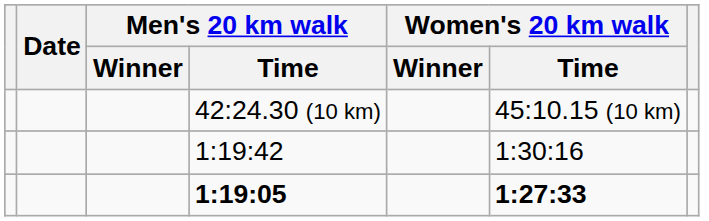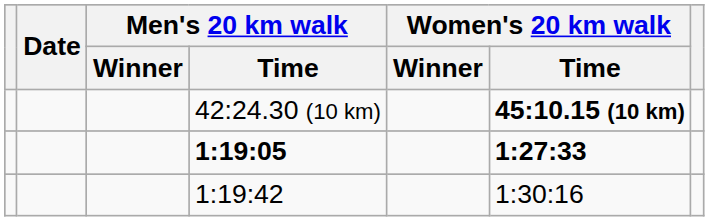(588, 109) normal -> (590, 109) bold
rows swapped: (239, 151) <-> (241, 194)
